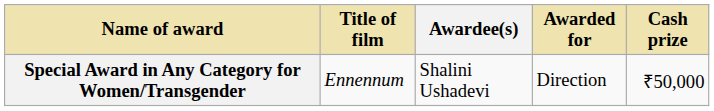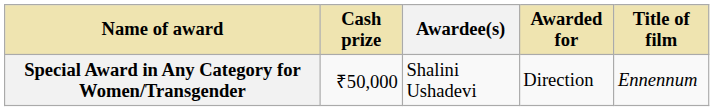columns swapped: (368, 29) <-> (668, 29)
